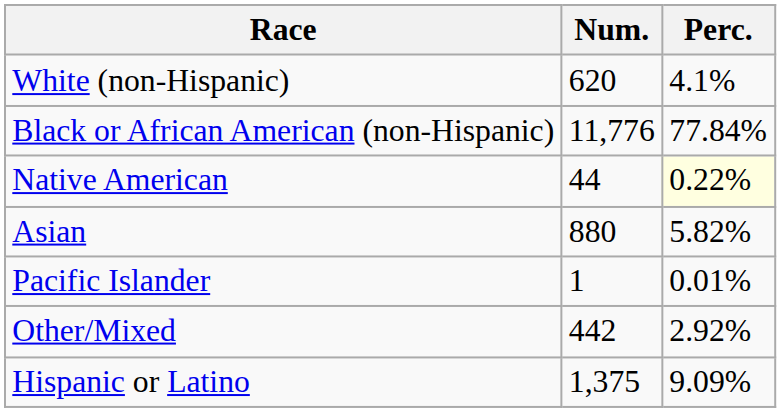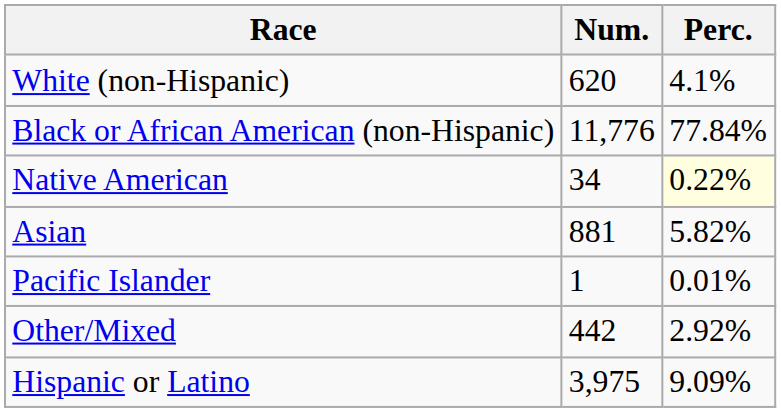(585, 180) 44 -> (585, 180) 34
(593, 230) 880 -> (593, 230) 881
(604, 381) 1,375 -> (604, 381) 3,975
